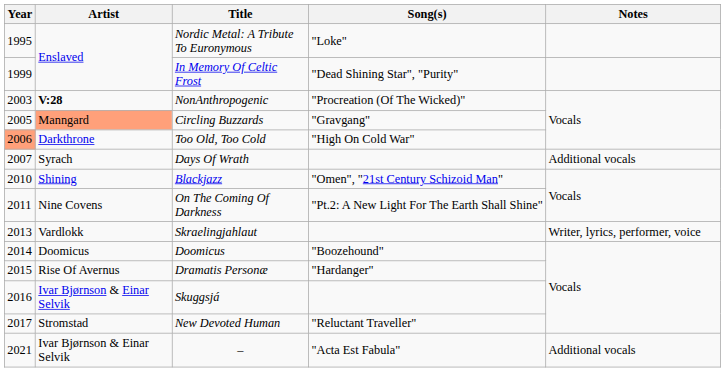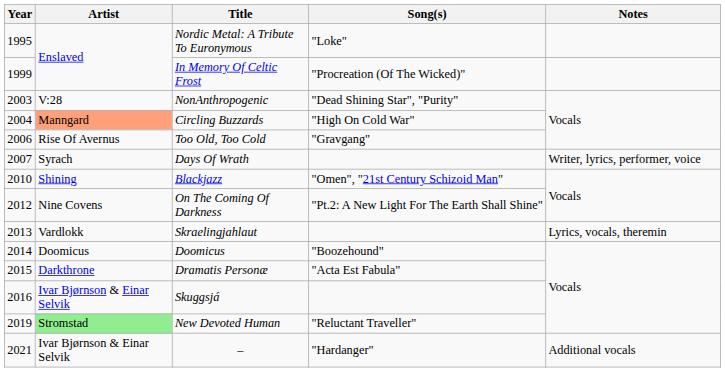(385, 74) "Dead Shining Star", "Purity" -> (388, 74) "Procreation (Of The Wicked)"
(50, 100) bold -> (50, 100) normal
(388, 100) "Procreation (Of The Wicked)" -> (385, 100) "Dead Shining Star", "Purity"
(20, 120) 2005 -> (20, 120) 2004
(341, 120) "Gravgang" -> (363, 120) "High On Cold War"
(20, 139) lightsalmon background -> (20, 139) no background
(66, 139) Darkthrone -> (79, 139) Rise Of Avernus
(363, 139) "High On Cold War" -> (341, 139) "Gravgang"
(592, 159) Additional vocals -> (625, 159) Writer, lyrics, performer, voice
(19, 205) 2011 -> (20, 205) 2012
(625, 231) Writer, lyrics, performer, voice -> (608, 231) Lyrics, vocals, theremin
(79, 270) Rise Of Avernus -> (66, 270) Darkthrone
(342, 270) "Hardanger" -> (356, 270) "Acta Est Fabula"
(20, 323) 2017 -> (20, 323) 2019
(63, 323) no background -> (63, 323) lightgreen background
(356, 350) "Acta Est Fabula" -> (342, 350) "Hardanger"
